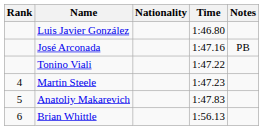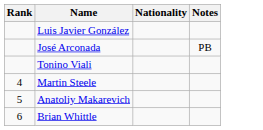- column: (209, 13)
